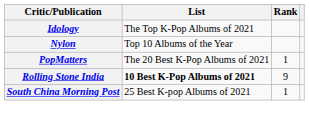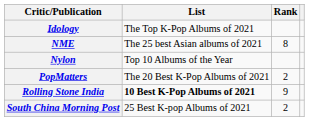+ row: (63, 44)
(286, 60) 1 -> (286, 76) 2
(286, 92) 1 -> (286, 108) 2
